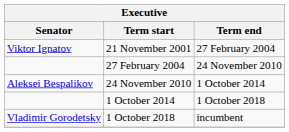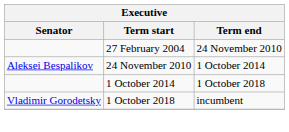- row: (149, 48)
